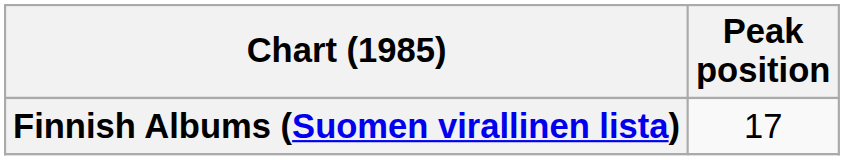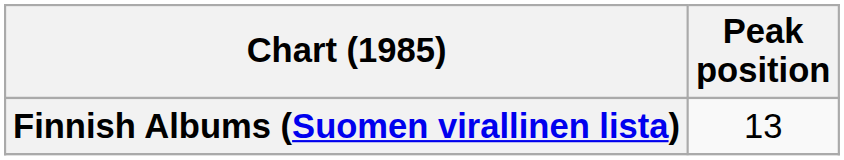(763, 125) 17 -> (763, 125) 13
